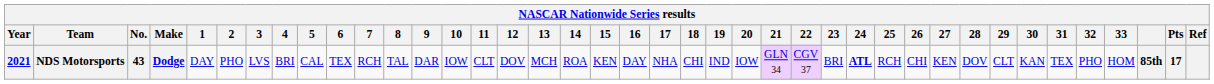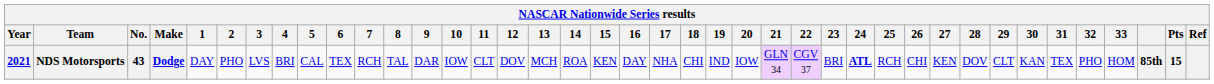(1176, 62) 17 -> (1176, 62) 15
